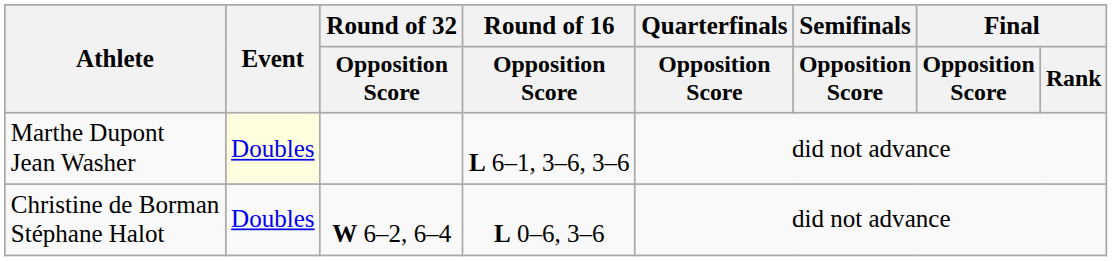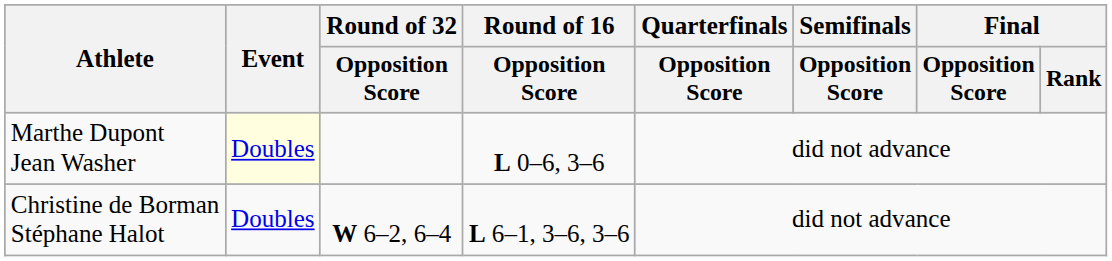(549, 163) L 6–1, 3–6, 3–6 -> (549, 163) L 0–6, 3–6
(549, 234) L 0–6, 3–6 -> (549, 234) L 6–1, 3–6, 3–6
